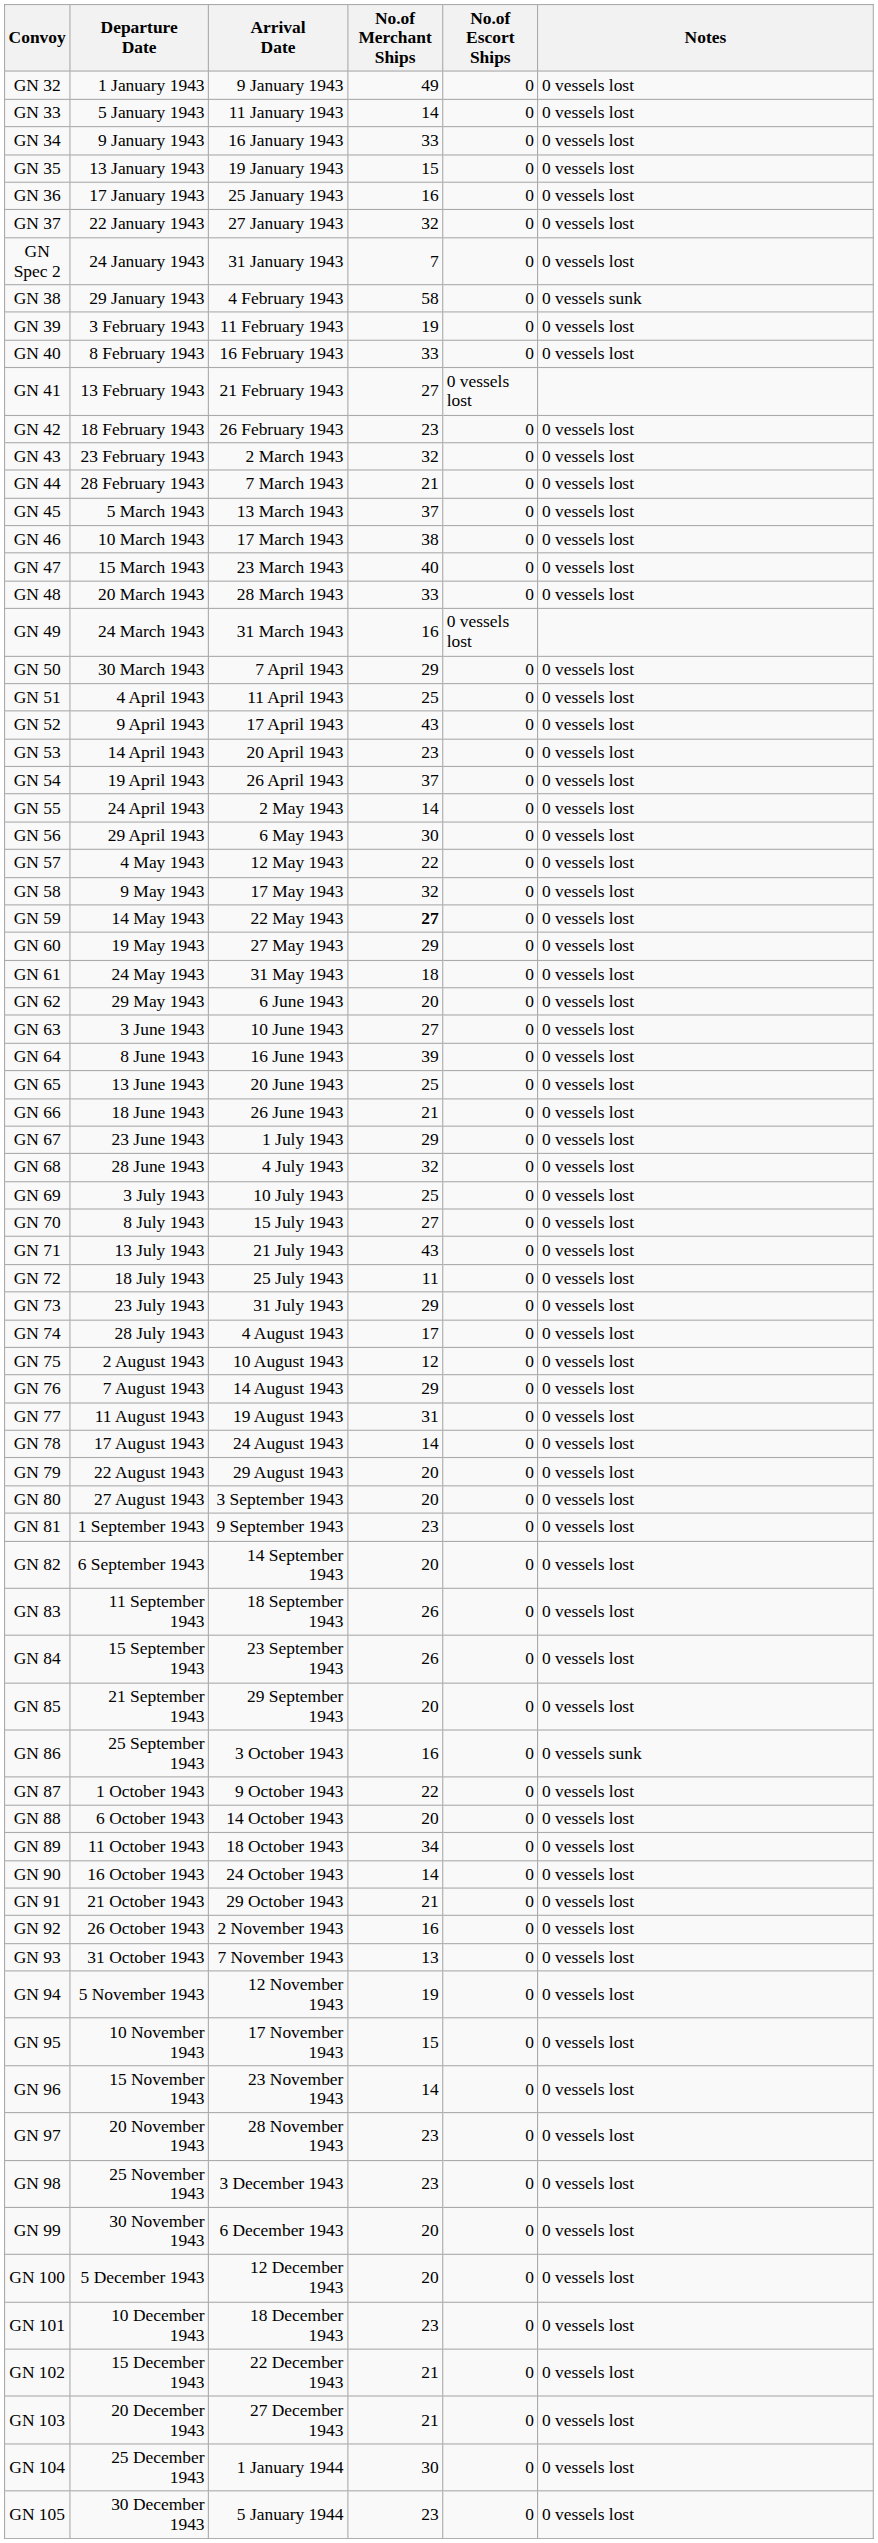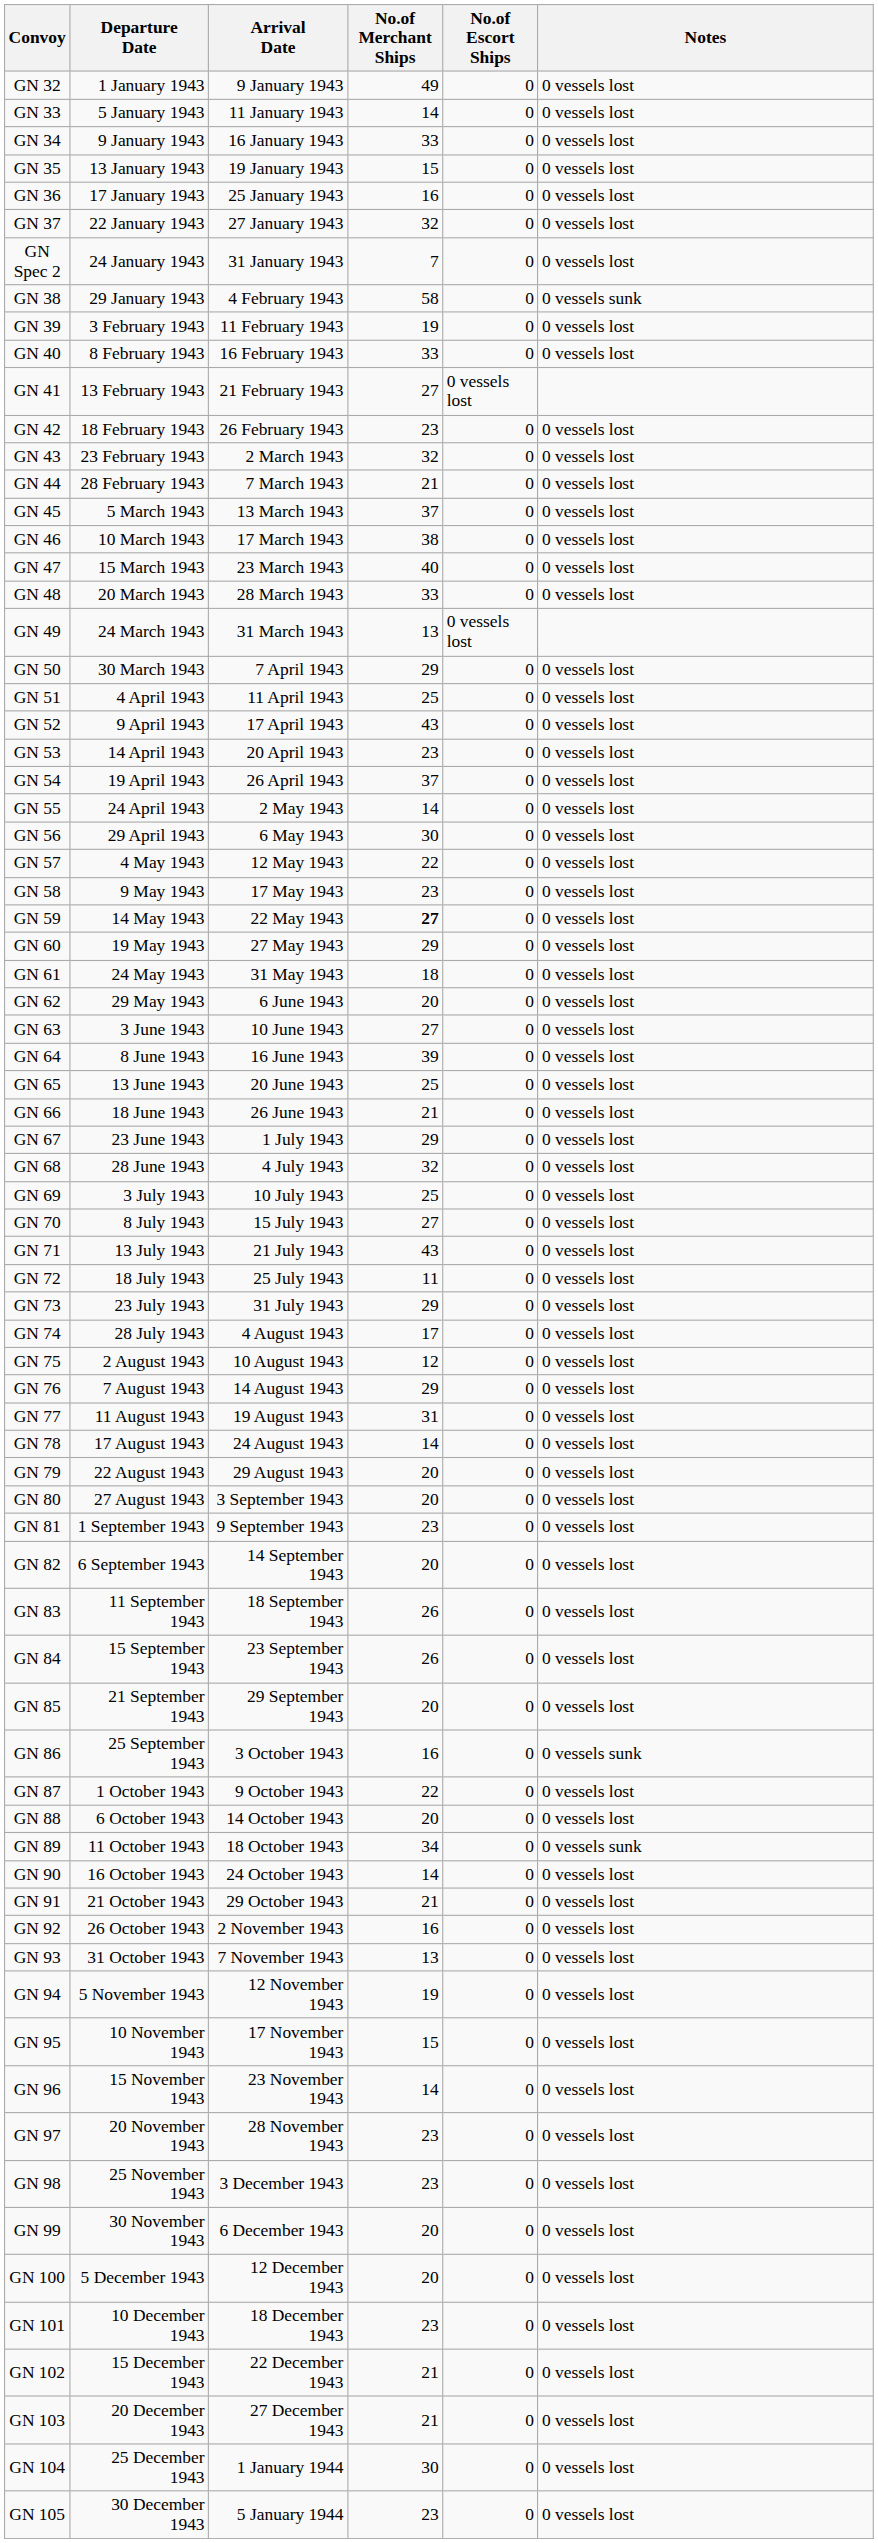(430, 632) 16 -> (430, 632) 13
(430, 890) 32 -> (430, 890) 23
(588, 1846) 0 vessels lost -> (592, 1846) 0 vessels sunk
